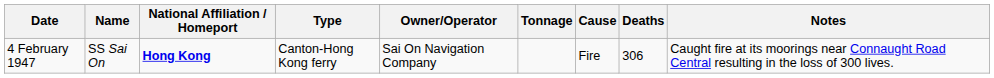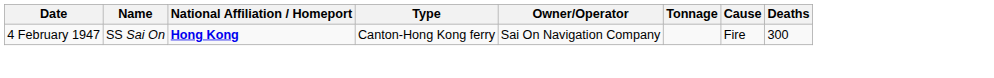- column: (828, 21)
(633, 55) 306 -> (778, 34) 300
